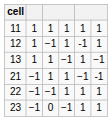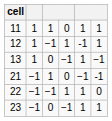(67, 28) 1 -> (67, 28) 0
(51, 60) 1 -> (51, 60) 0
(67, 76) 1 -> (67, 76) 0
(99, 92) 1 -> (99, 92) 0
